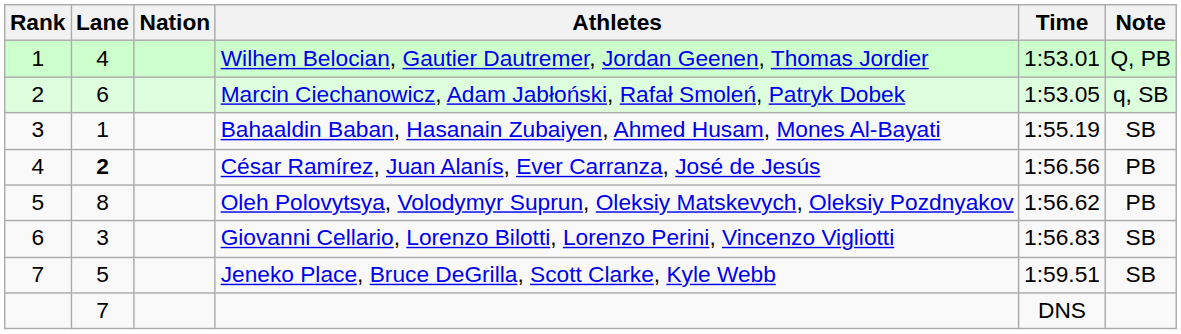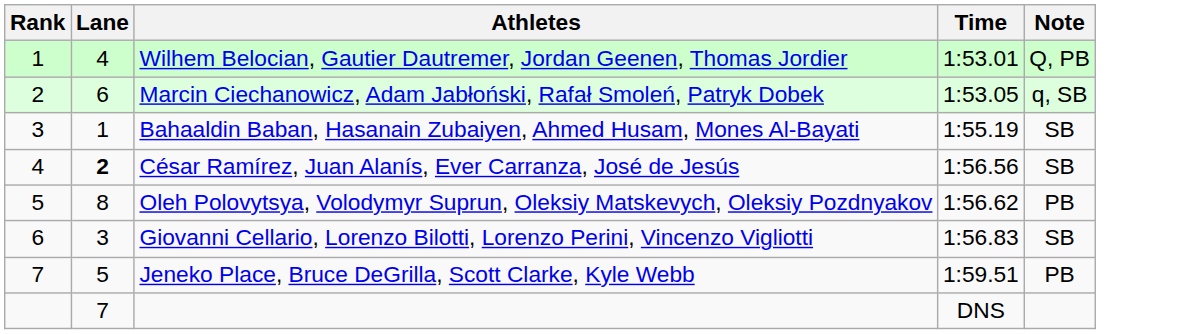- column: (175, 22)
(1141, 166) PB -> (1060, 166) SB
(1141, 274) SB -> (1060, 274) PB
